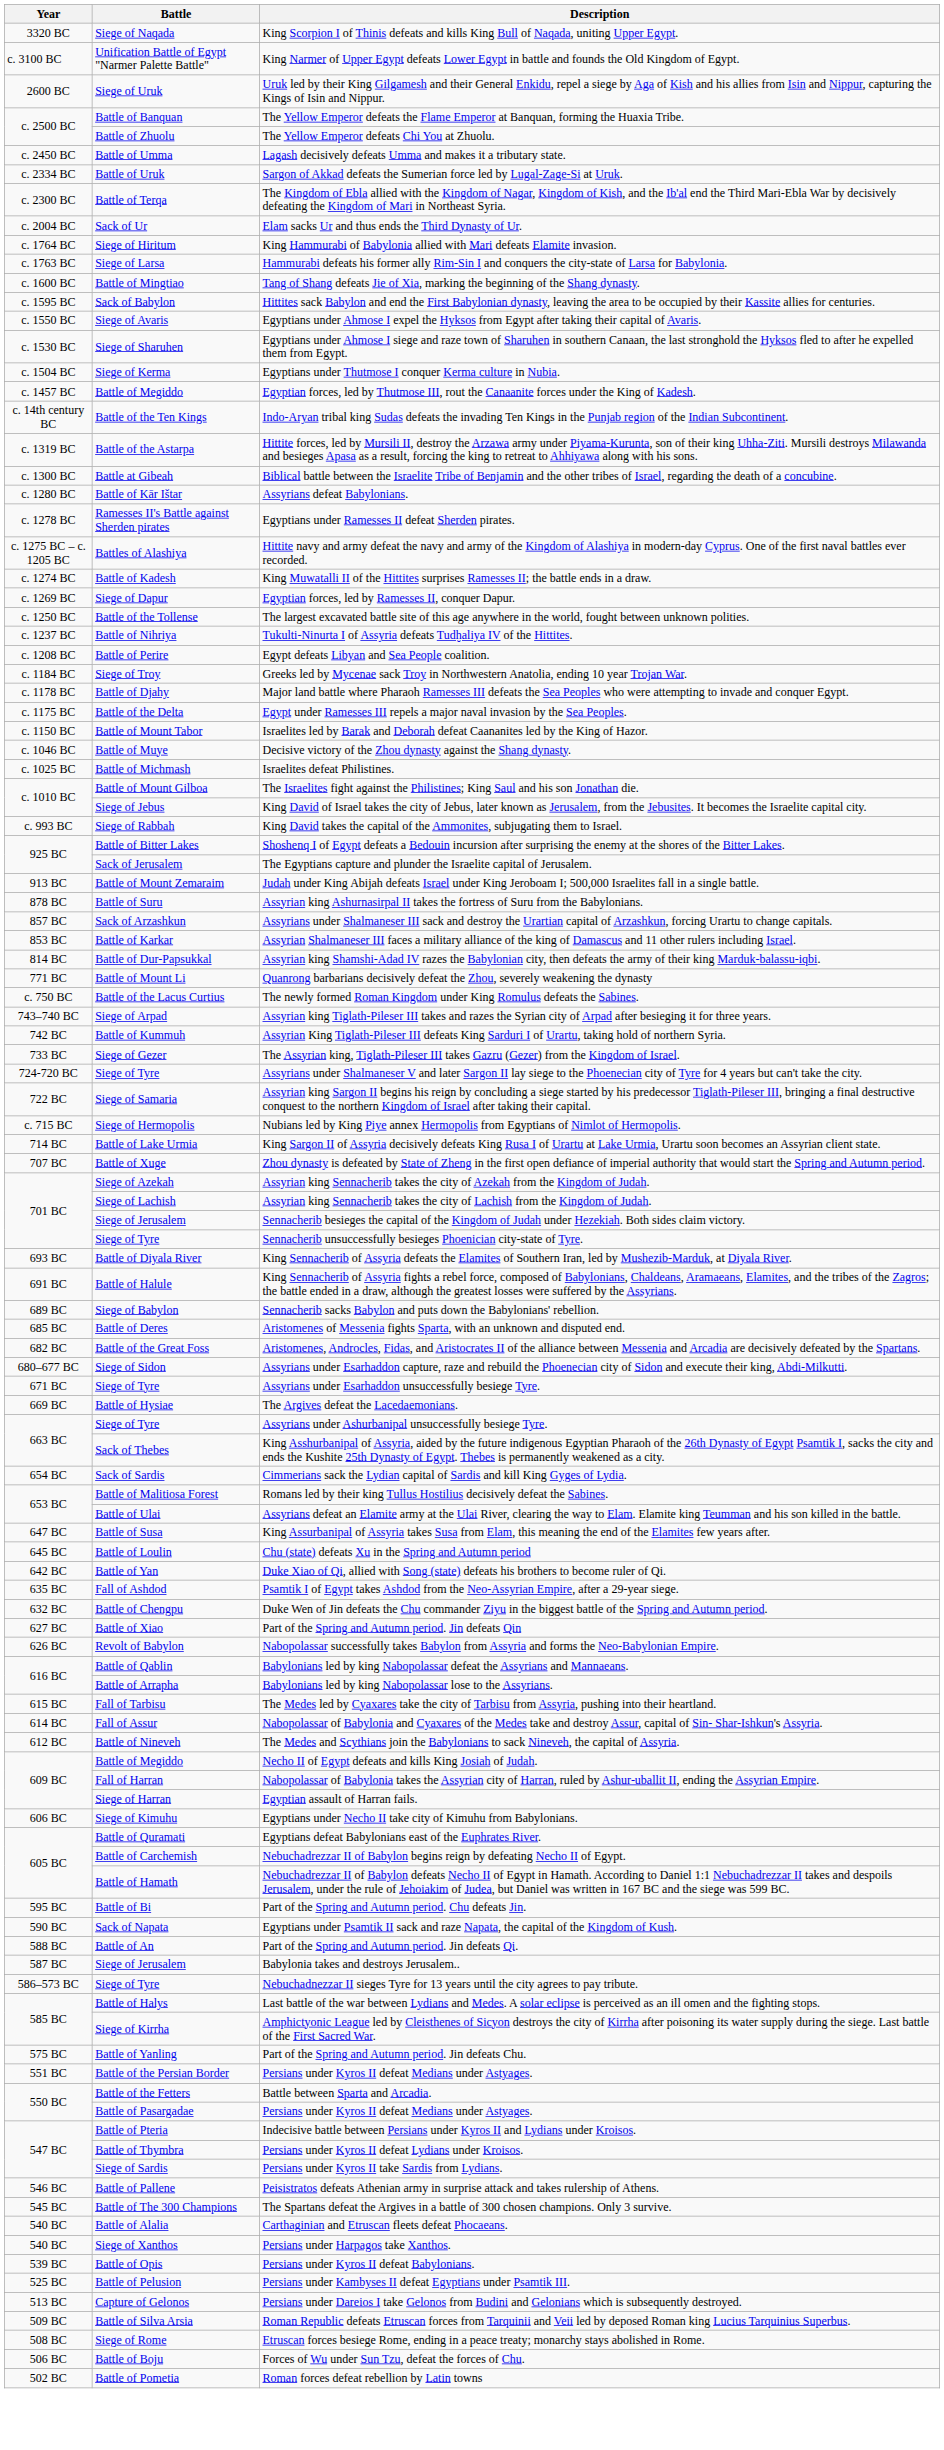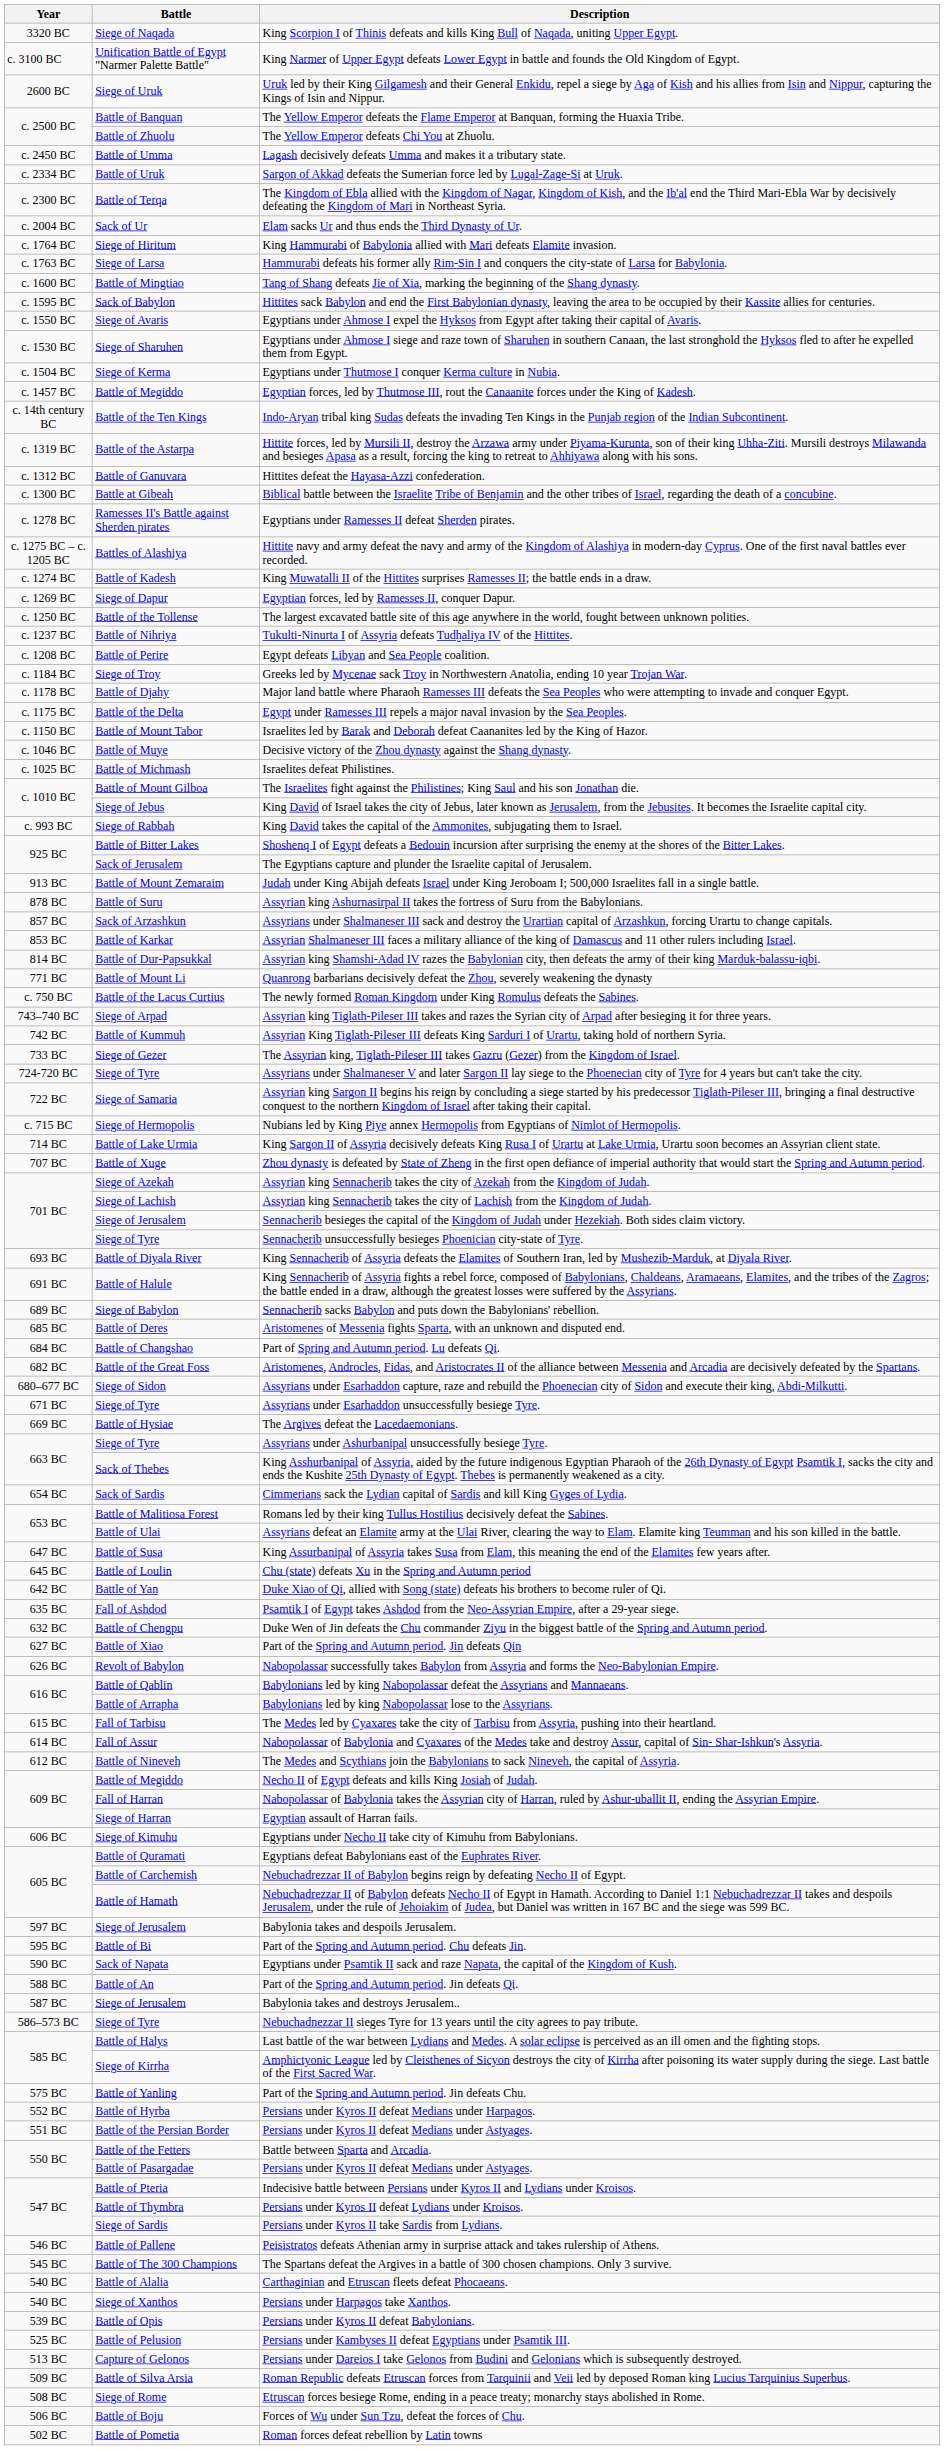+ row: (141, 475)
- row: (139, 494)
+ row: (144, 1347)
+ row: (140, 1926)
+ row: (132, 2111)
